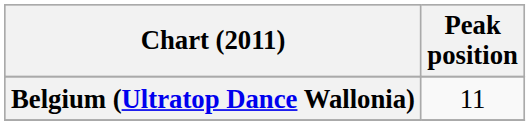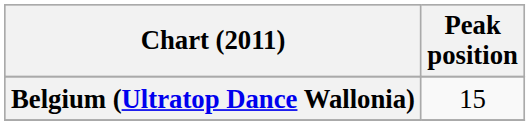(473, 98) 11 -> (473, 98) 15
